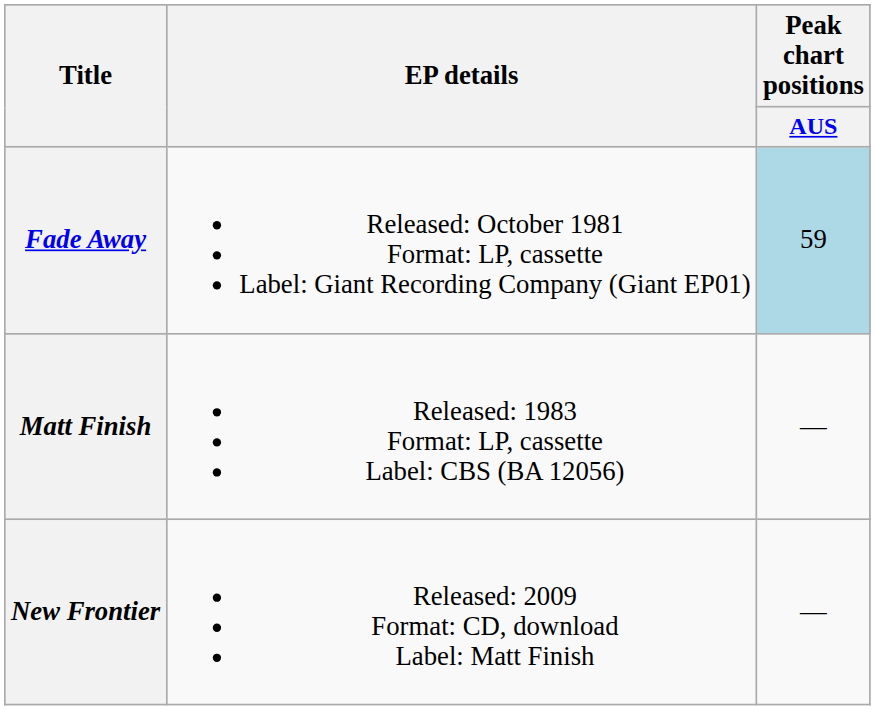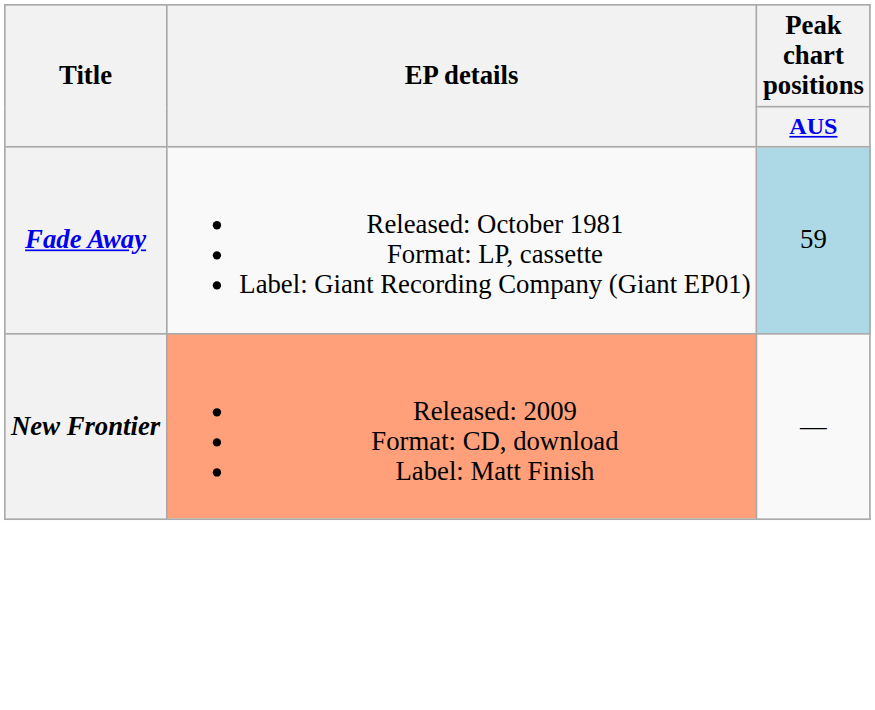- row: (86, 425)
(462, 627) no background -> (462, 441) lightsalmon background
